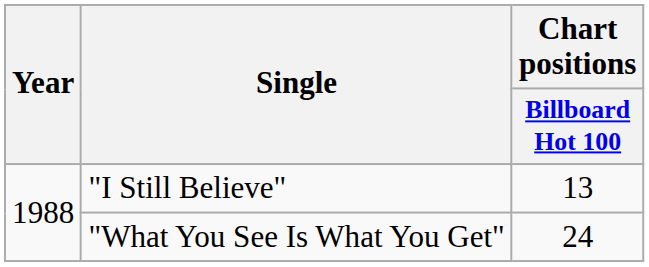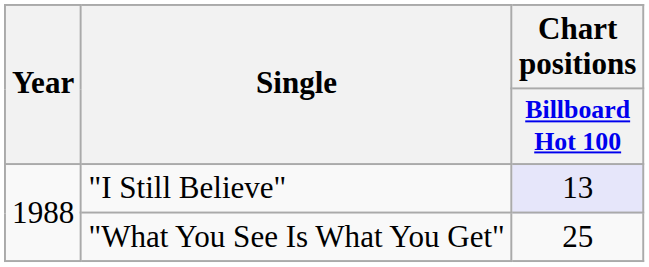(578, 187) no background -> (578, 187) lavender background
(578, 236) 24 -> (578, 236) 25
